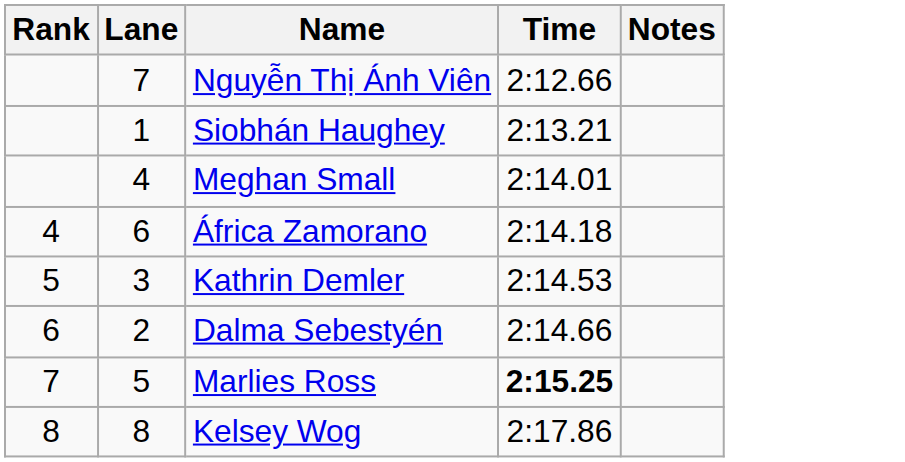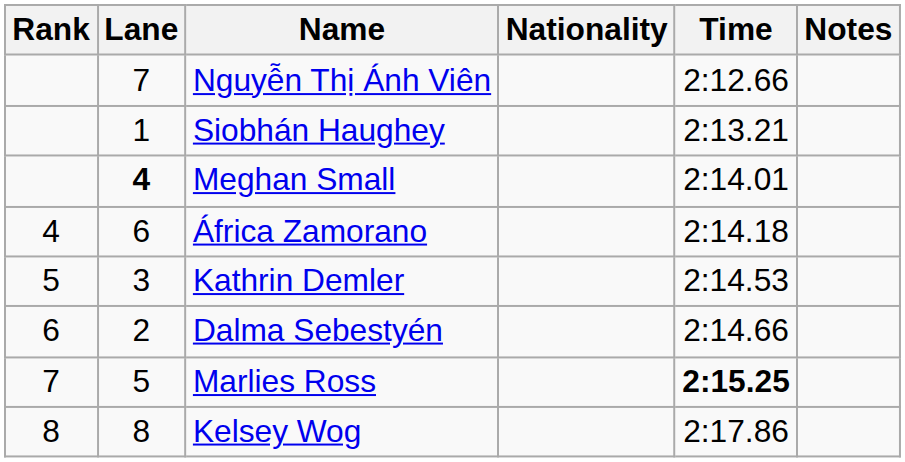+ column: (587, 29)
(141, 180) normal -> (141, 180) bold
